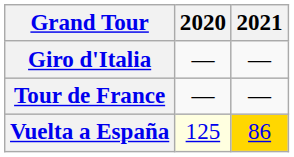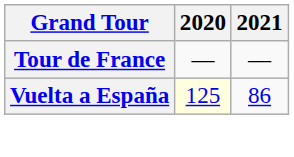- row: (90, 59)
(260, 132) gold background -> (260, 95) no background
